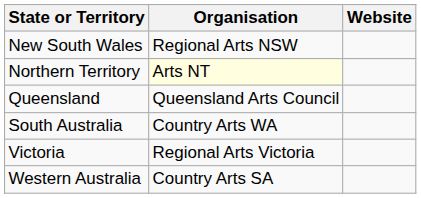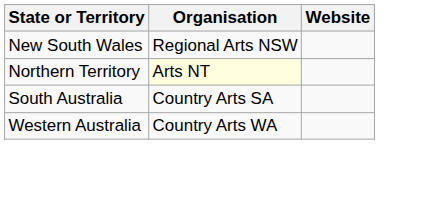- row: (54, 98)
(215, 125) Country Arts WA -> (213, 98) Country Arts SA
- row: (37, 152)
(213, 179) Country Arts SA -> (215, 125) Country Arts WA
